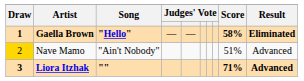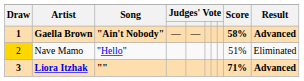(115, 35) "Hello" -> (131, 35) "Ain't Nobody"
(272, 35) Eliminated -> (275, 35) Advanced
(129, 51) "Ain't Nobody" -> (112, 51) "Hello"
(272, 51) Advanced -> (275, 51) Eliminated
